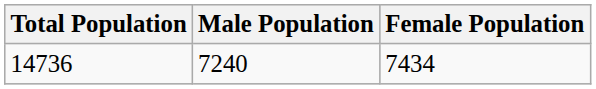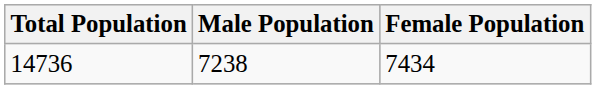(223, 63) 7240 -> (223, 63) 7238
